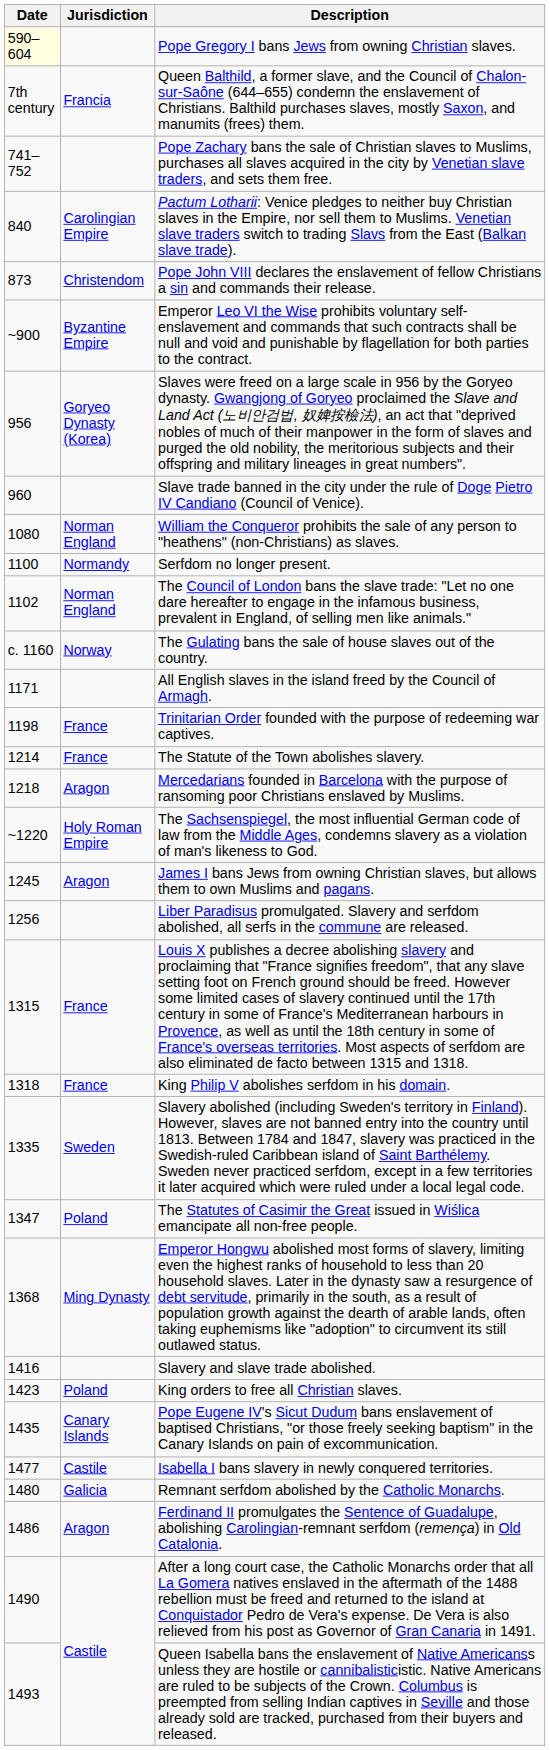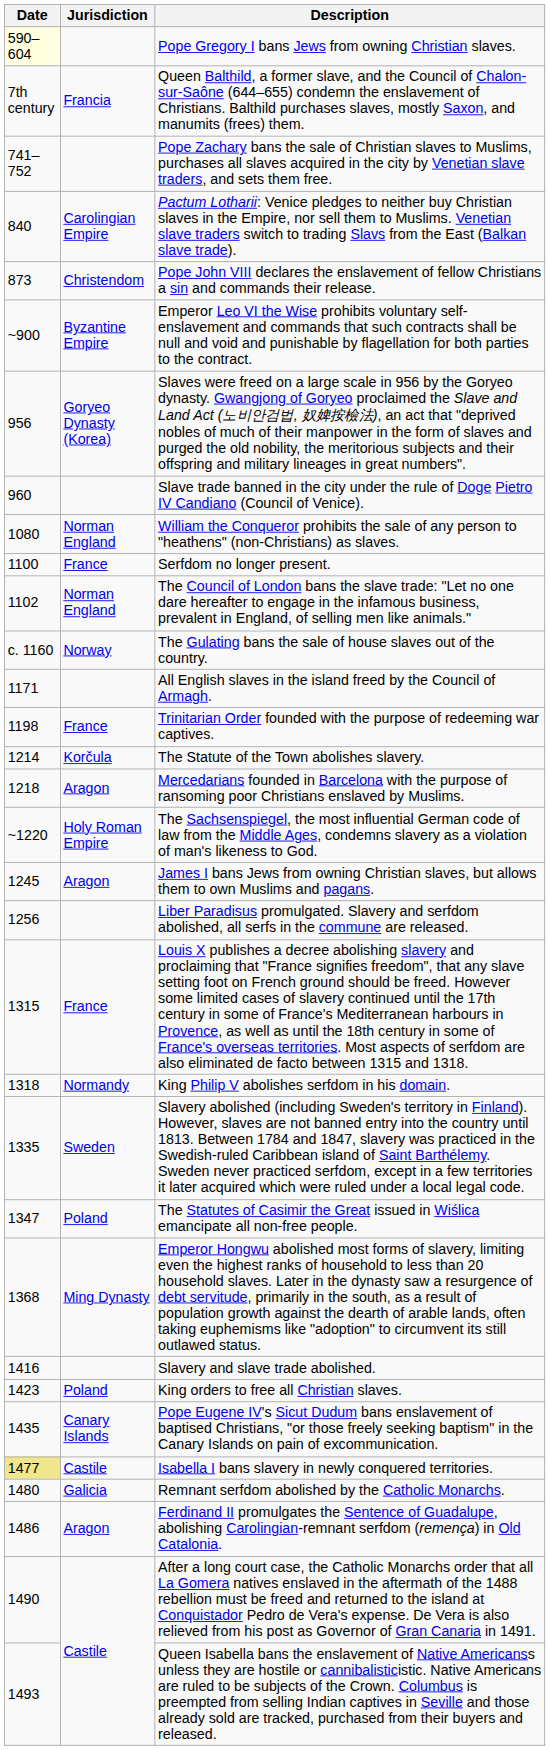(96, 564) Normandy -> (86, 564) France
(86, 757) France -> (88, 757) Korčula
(86, 1085) France -> (96, 1085) Normandy
(24, 1467) no background -> (24, 1467) khaki background
